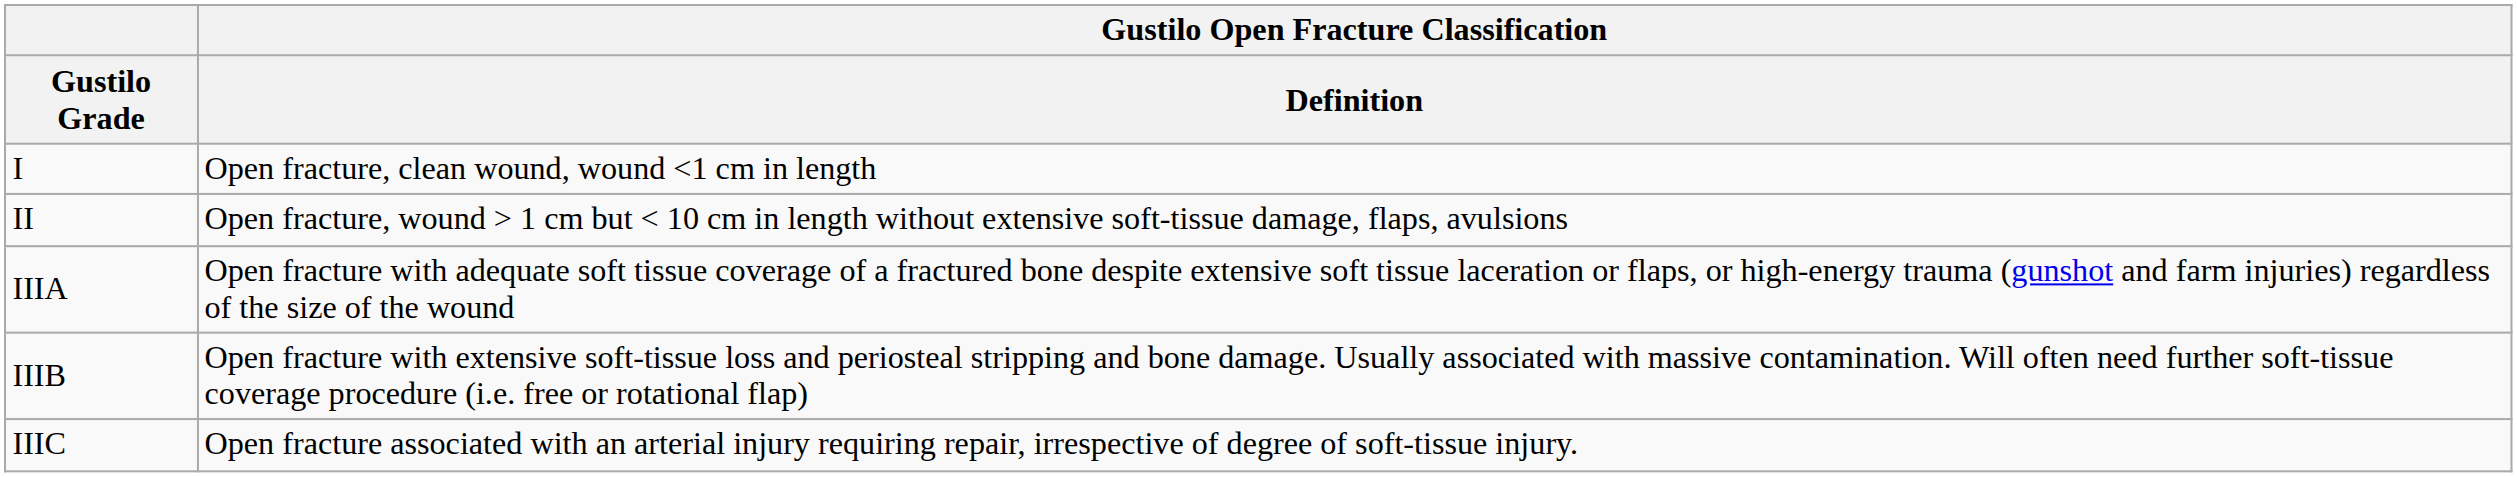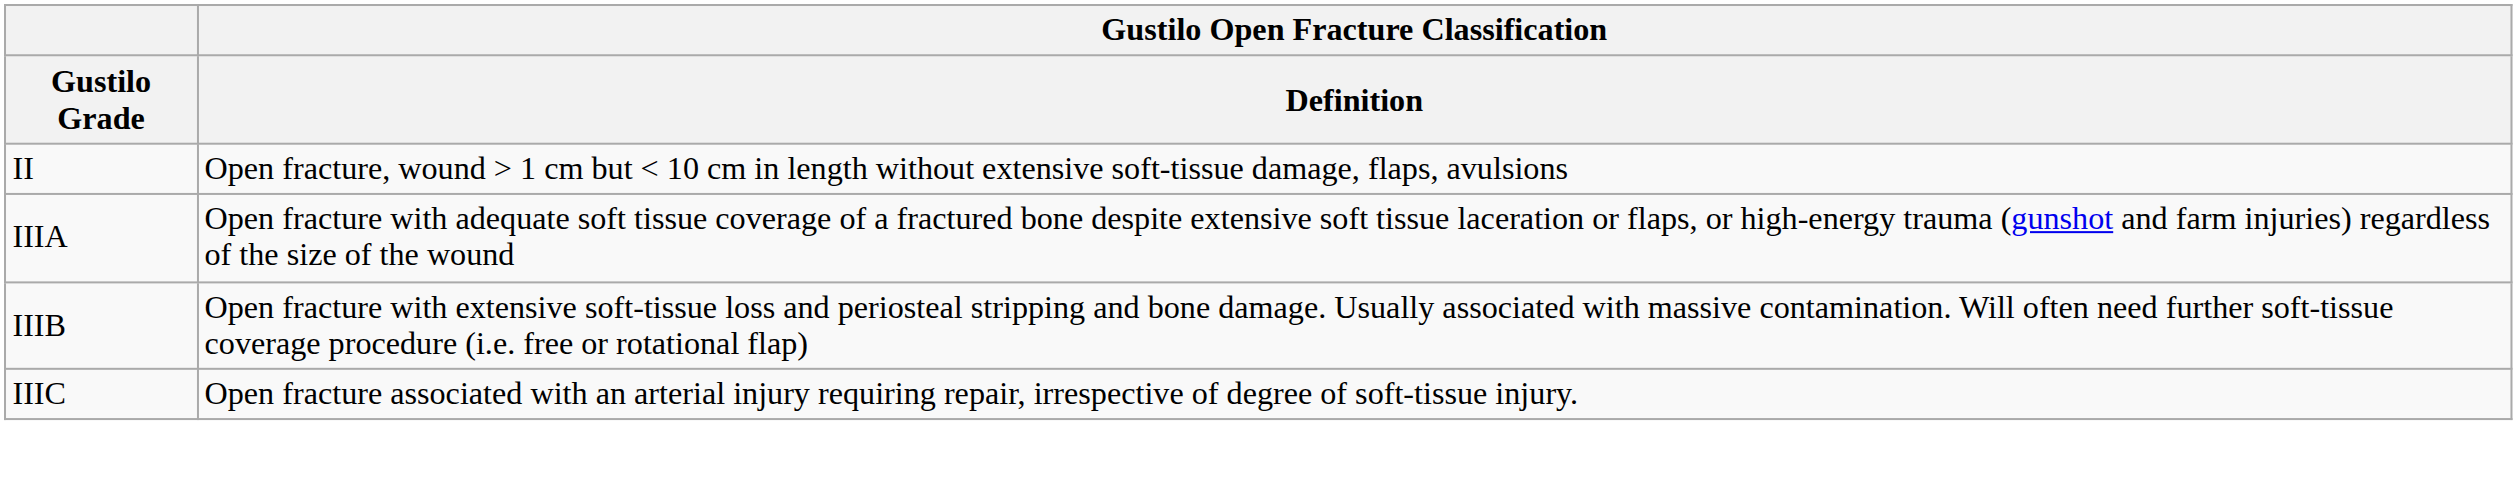- row: (18, 168)
